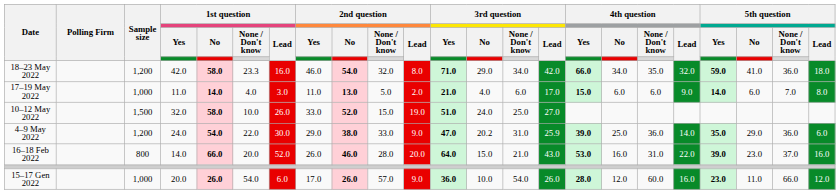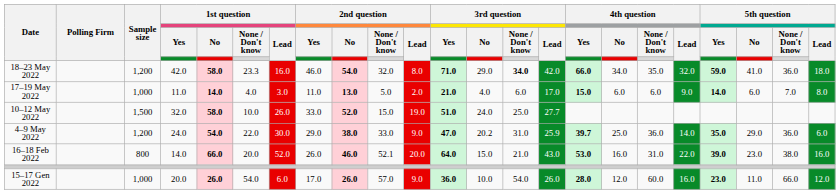(521, 71) normal -> (521, 71) bold
(552, 112) 27.0 -> (552, 112) 27.7
(583, 133) 39.0 -> (583, 133) 39.7
(386, 154) 28.0 -> (386, 154) 52.1
(790, 154) 37.0 -> (790, 154) 38.0
